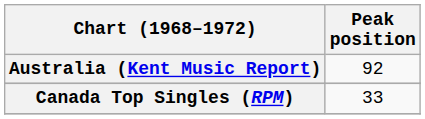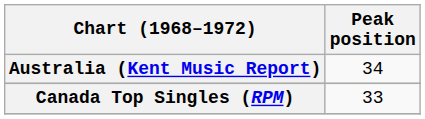(373, 69) 92 -> (373, 69) 34
